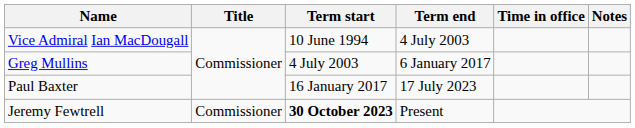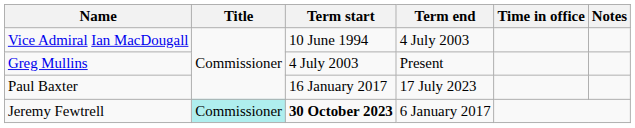(445, 63) 6 January 2017 -> (422, 63) Present
(239, 110) no background -> (239, 110) paleturquoise background
(422, 110) Present -> (445, 110) 6 January 2017
